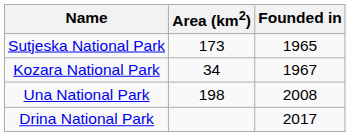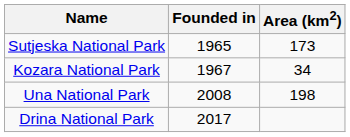columns swapped: (300, 18) <-> (212, 18)
